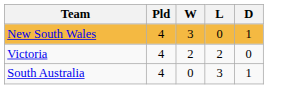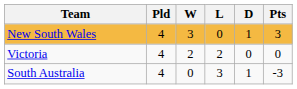+ column: (278, 14)
